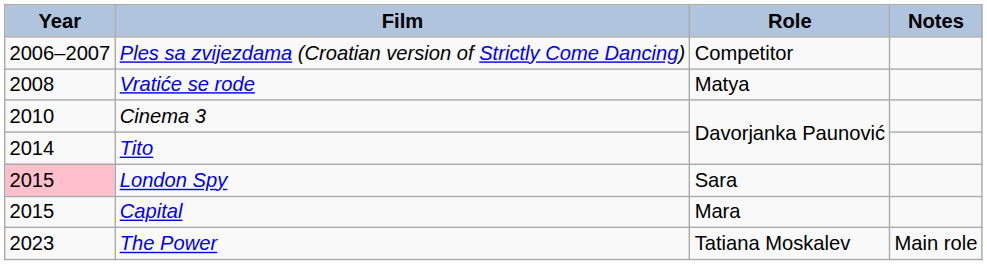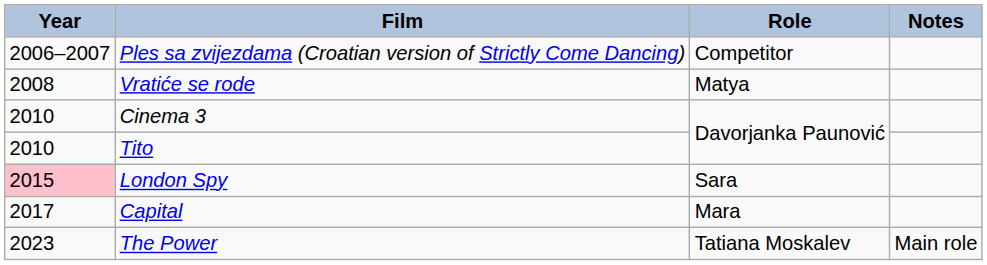(32, 148) 2014 -> (32, 148) 2010
(32, 212) 2015 -> (32, 212) 2017
